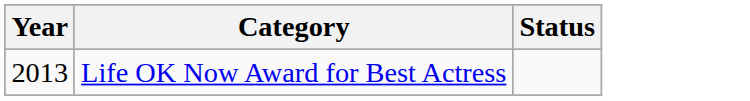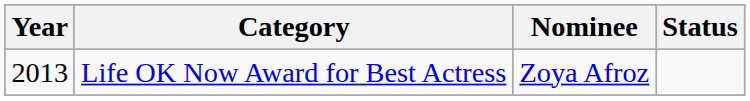+ column: (584, 26)
